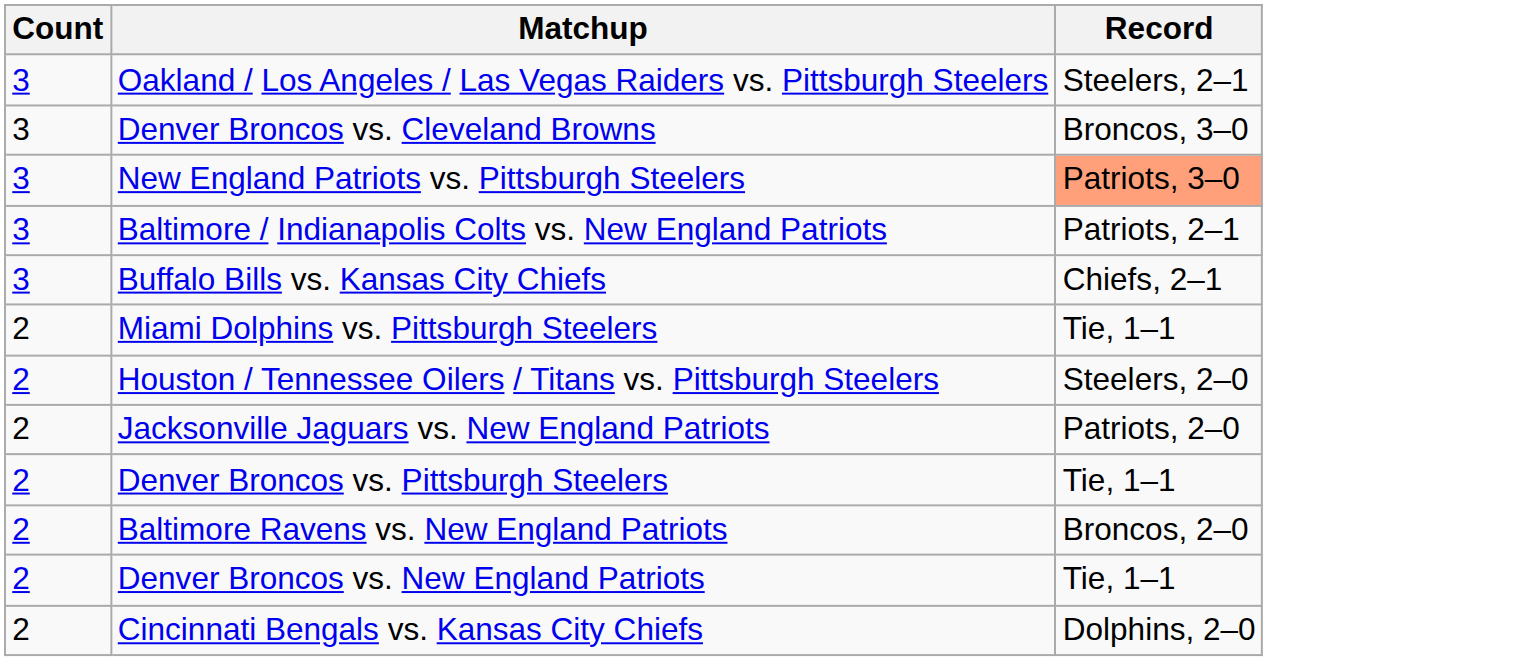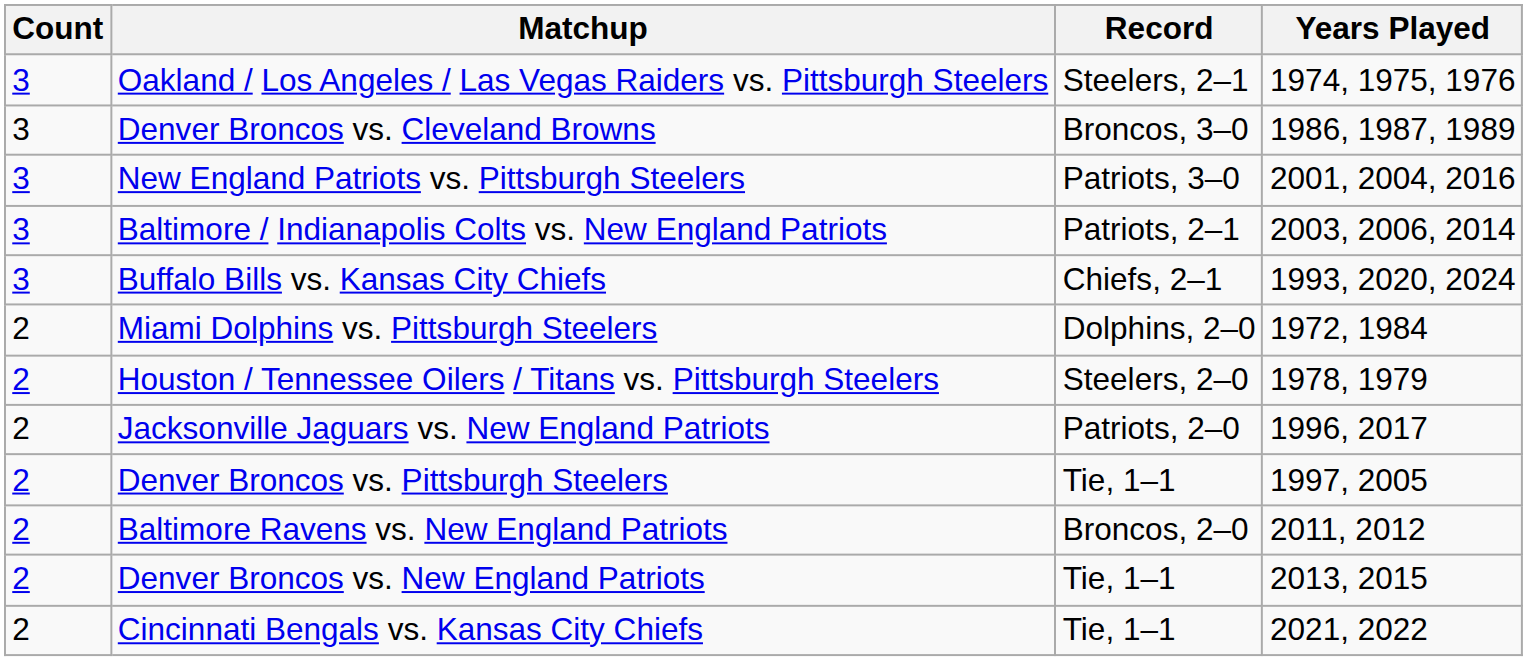+ column: (1393, 29)
(1151, 179) lightsalmon background -> (1151, 179) no background
(1119, 329) Tie, 1–1 -> (1159, 329) Dolphins, 2–0
(1159, 629) Dolphins, 2–0 -> (1119, 629) Tie, 1–1
